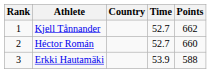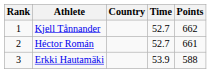(190, 44) 660 -> (190, 44) 661
